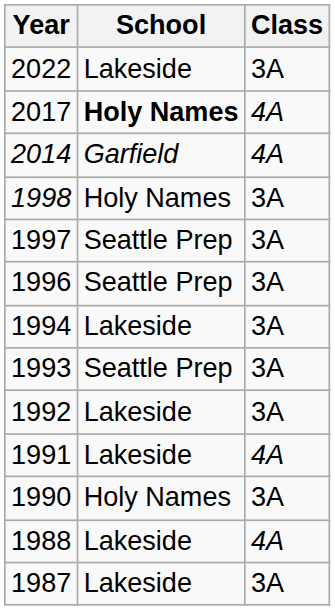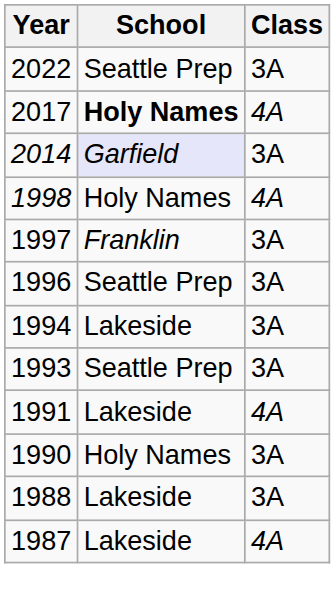(138, 68) Lakeside -> (158, 68) Seattle Prep
(131, 154) no background -> (131, 154) lavender background
(267, 154) 4A -> (267, 154) 3A
(267, 197) 3A -> (267, 197) 4A
(158, 240) Seattle Prep -> (132, 240) Franklin
- row: (41, 411)
(267, 540) 4A -> (267, 497) 3A
(267, 583) 3A -> (267, 540) 4A
